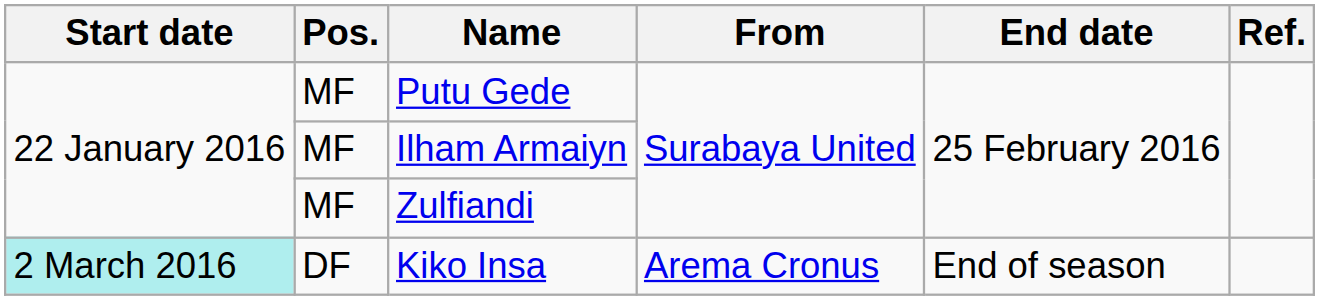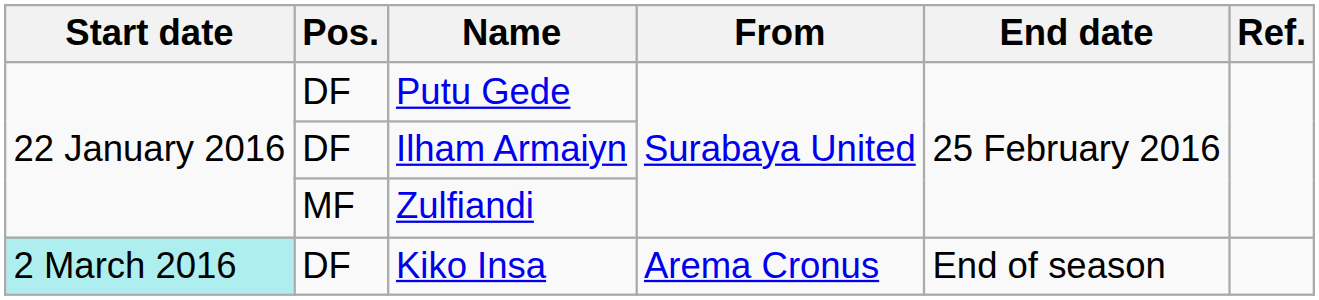(328, 91) MF -> (326, 91) DF
(328, 149) MF -> (326, 149) DF
